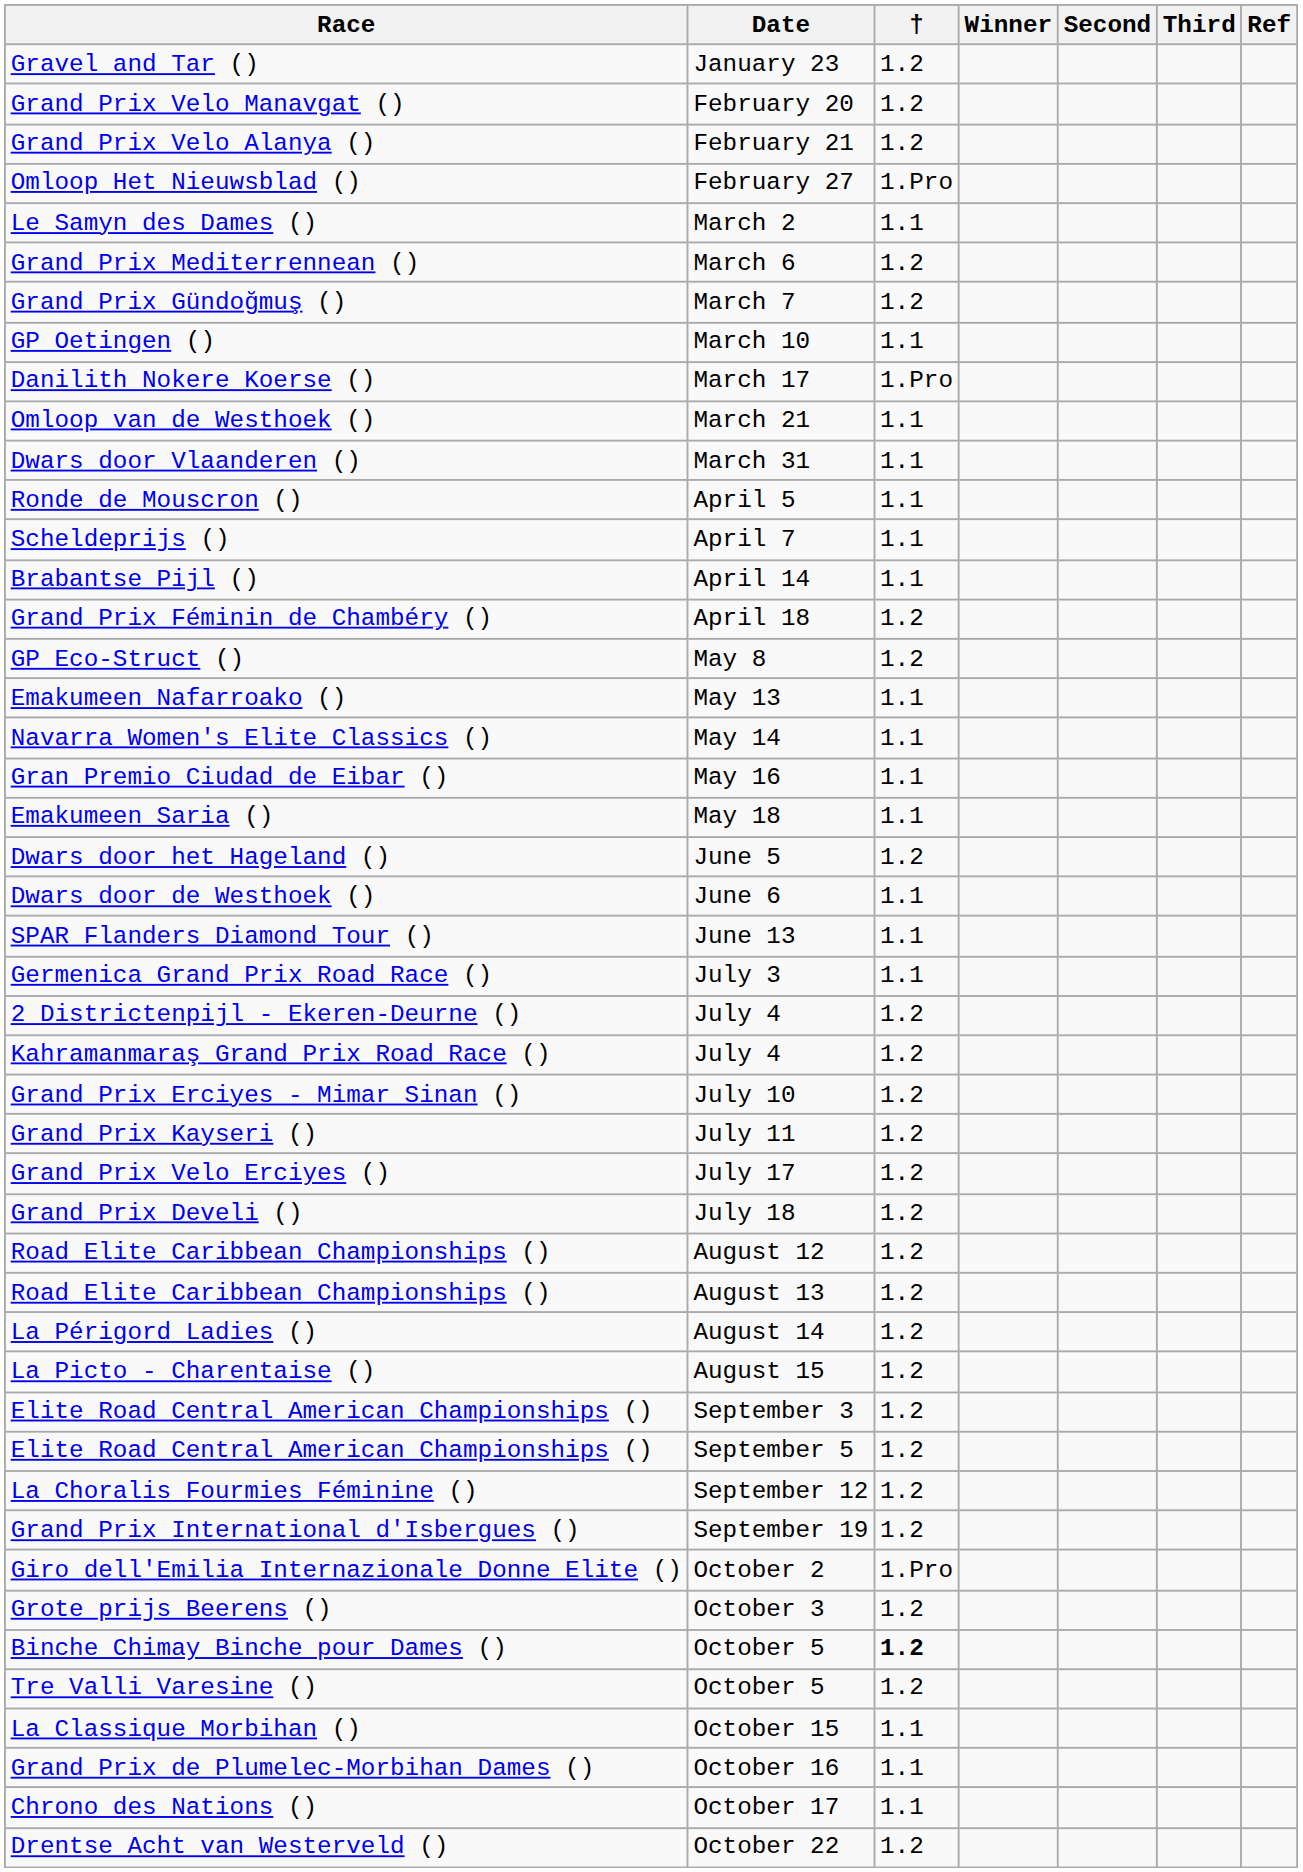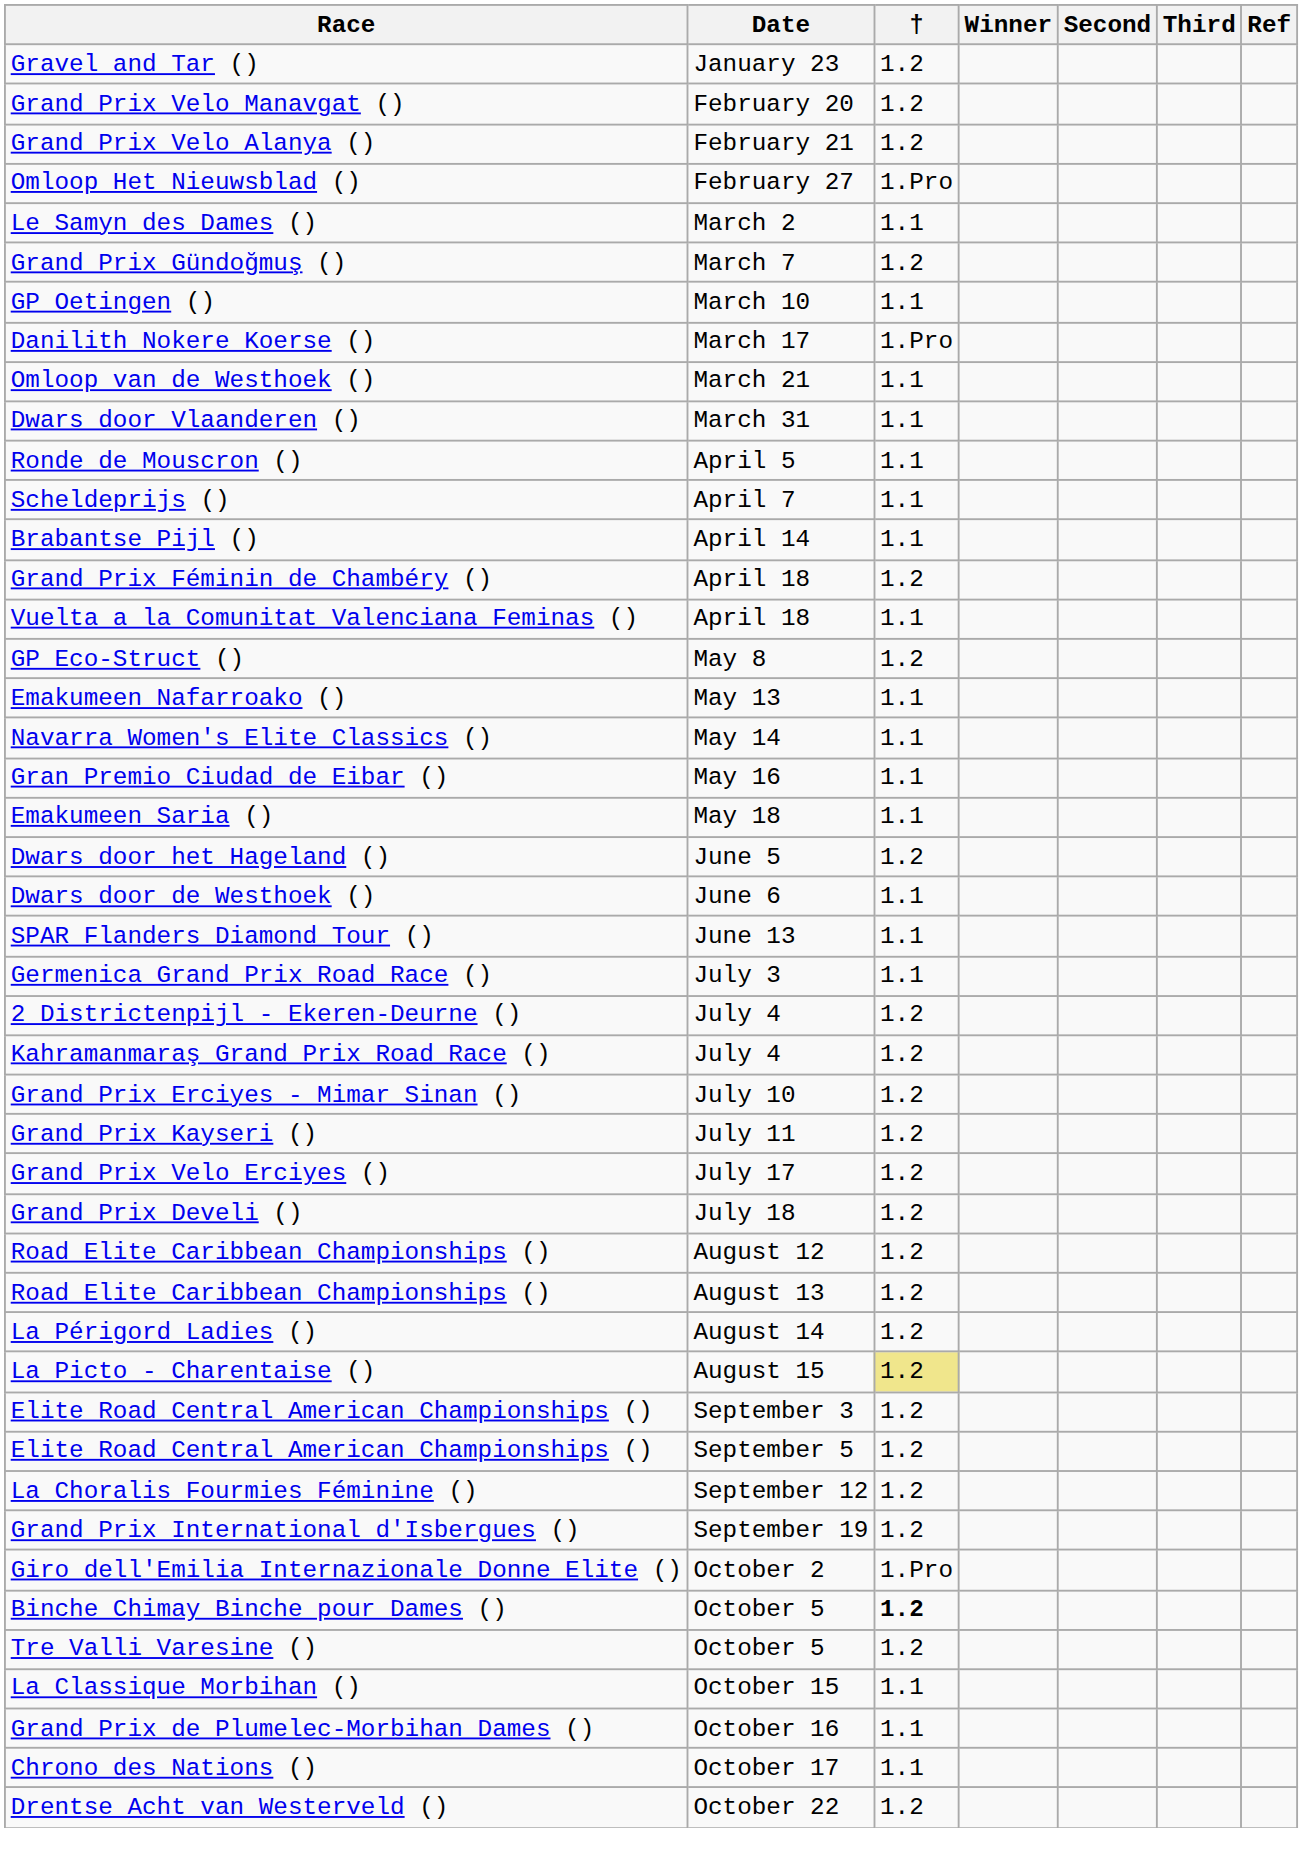- row: (215, 262)
+ row: (324, 619)
(902, 1372) no background -> (902, 1372) khaki background
- row: (171, 1610)
